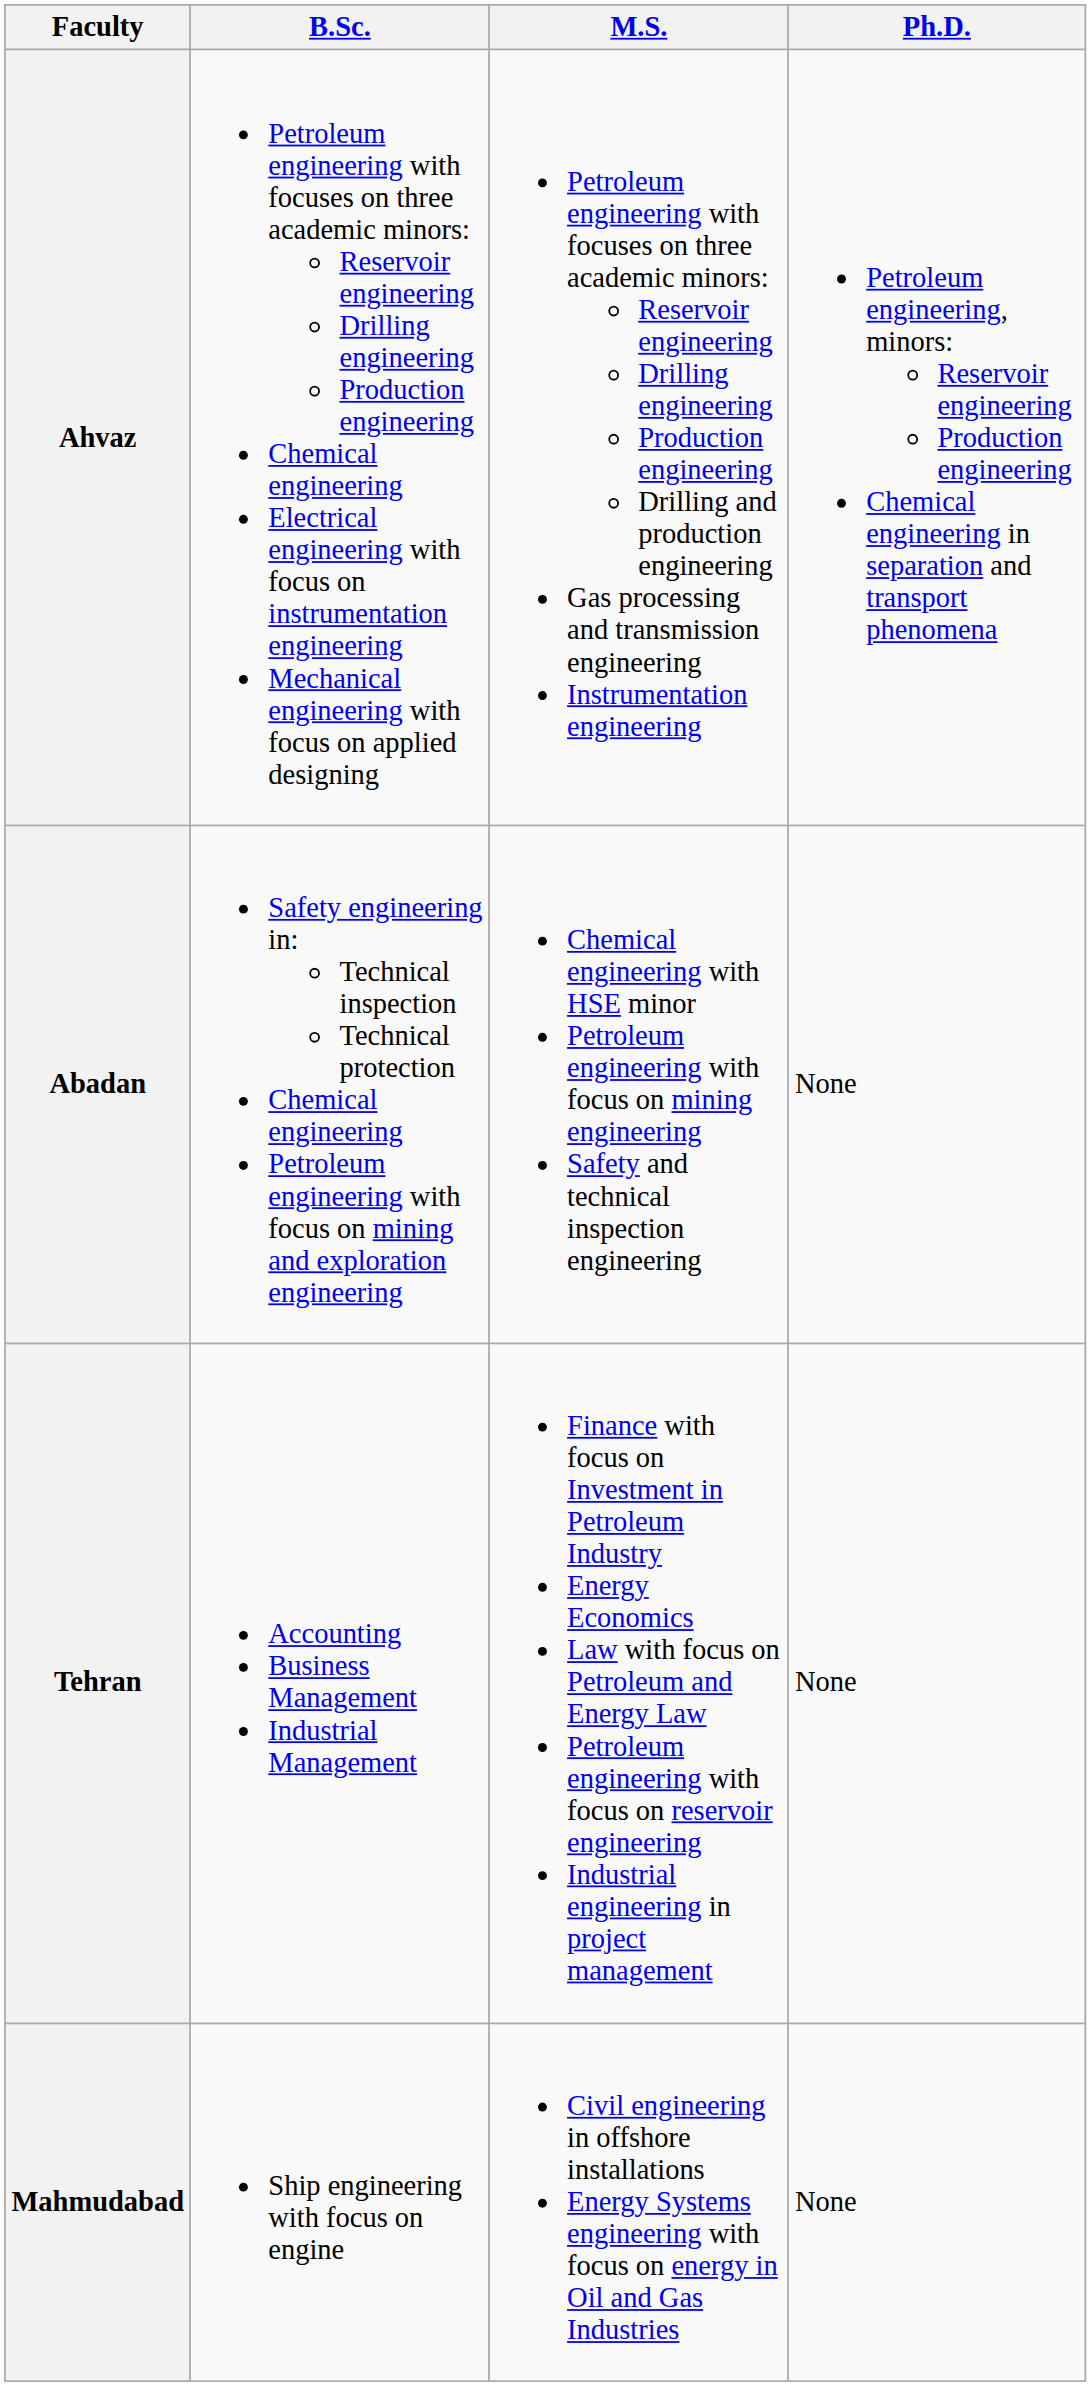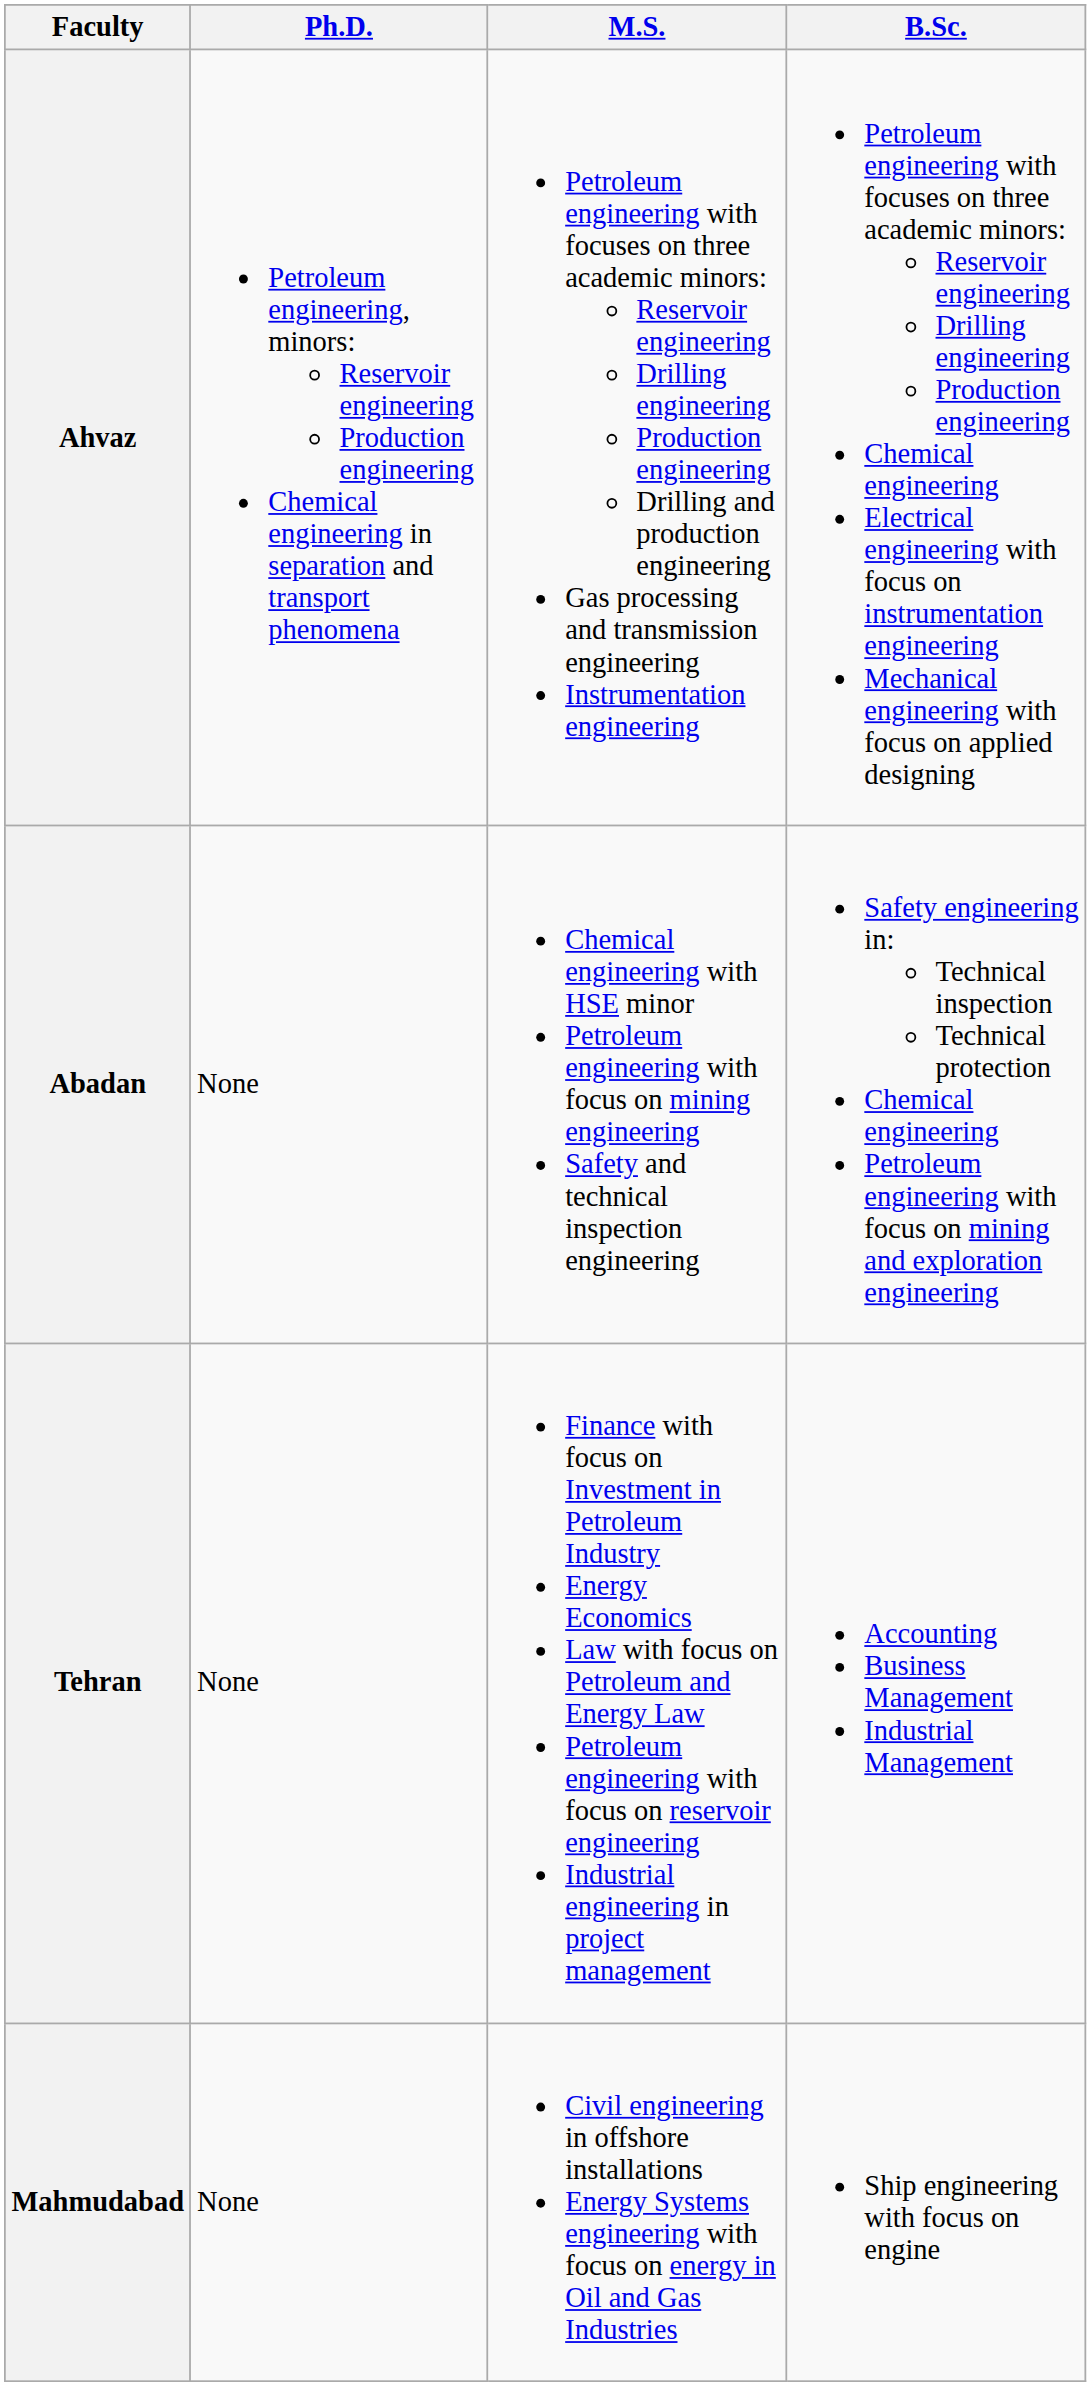columns swapped: (340, 27) <-> (937, 27)
